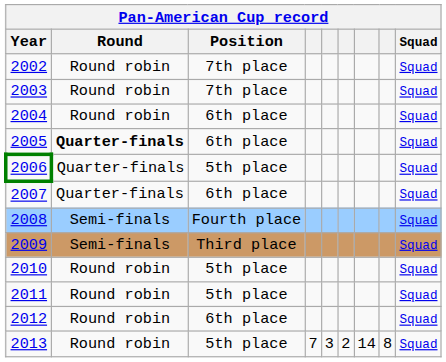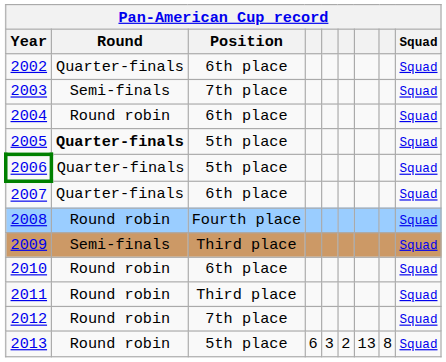(120, 67) Round robin -> (120, 67) Quarter-finals
(246, 67) 7th place -> (246, 67) 6th place
(120, 91) Round robin -> (120, 91) Semi-finals
(246, 142) 6th place -> (246, 142) 5th place
(120, 220) Semi-finals -> (120, 220) Round robin
(246, 270) 5th place -> (246, 270) 6th place
(246, 294) 5th place -> (246, 294) Third place
(246, 319) 6th place -> (246, 319) 7th place
(313, 344) 7 -> (313, 344) 6
(367, 344) 14 -> (367, 344) 13
